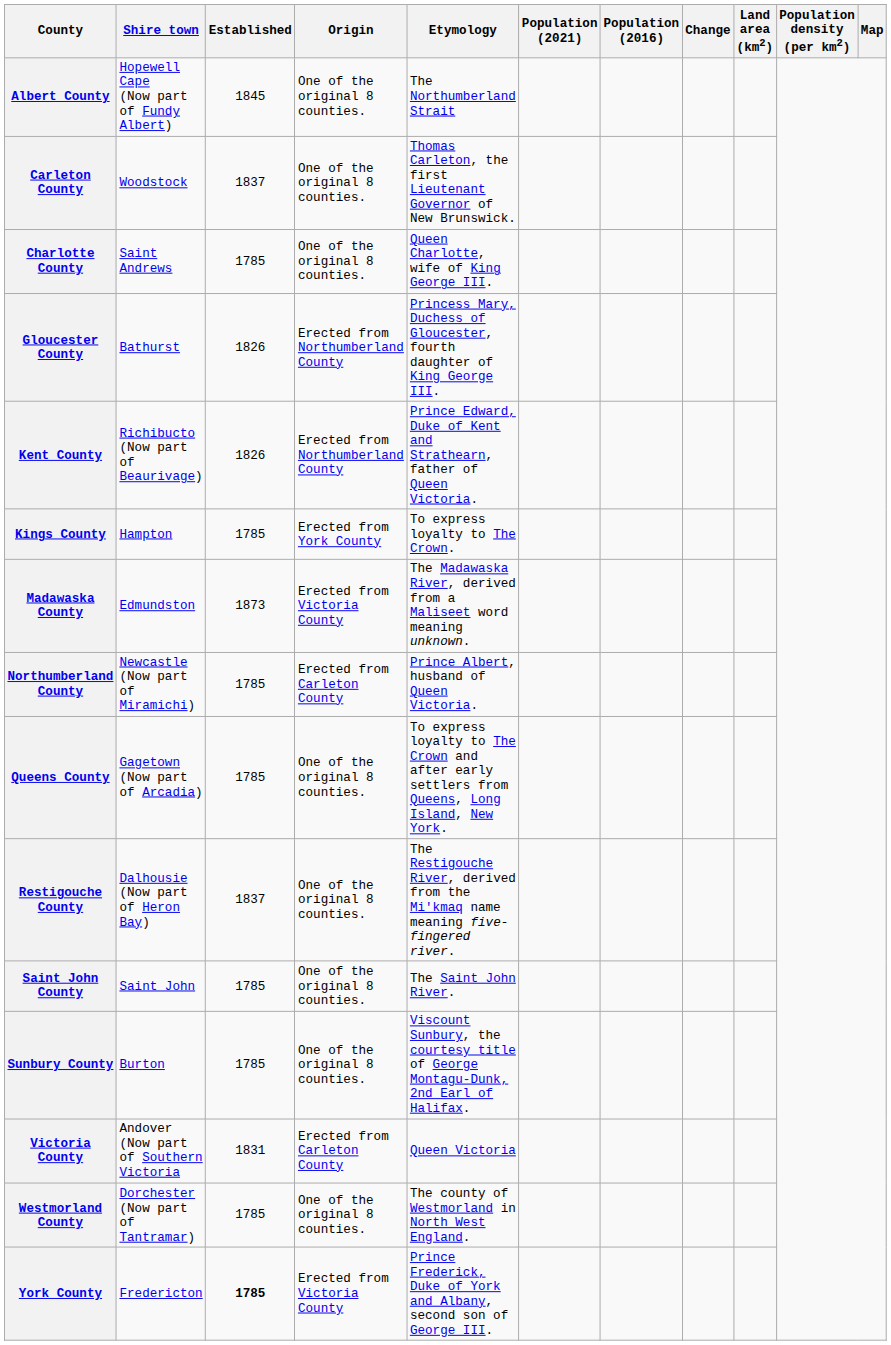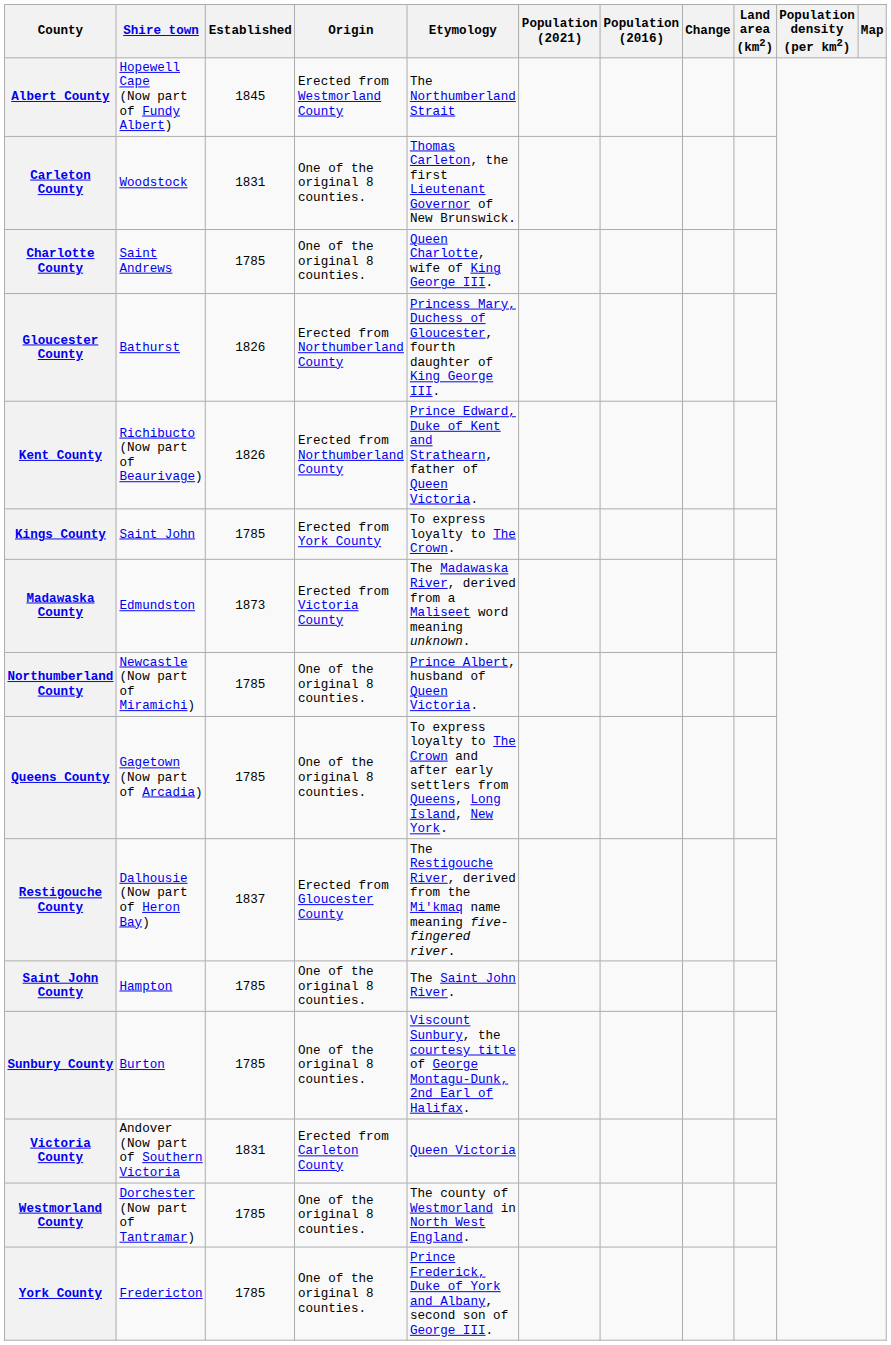(336, 97) One of the original 8 counties. -> (343, 97) Erected from Westmorland County
(250, 183) 1837 -> (250, 183) 1831
(146, 534) Hampton -> (157, 534) Saint John
(343, 684) Erected from Carleton County -> (336, 684) One of the original 8 counties.
(336, 900) One of the original 8 counties. -> (343, 900) Erected from Gloucester County
(157, 986) Saint John -> (146, 986) Hampton
(250, 1294) bold -> (250, 1294) normal
(343, 1294) Erected from Victoria County -> (336, 1294) One of the original 8 counties.
